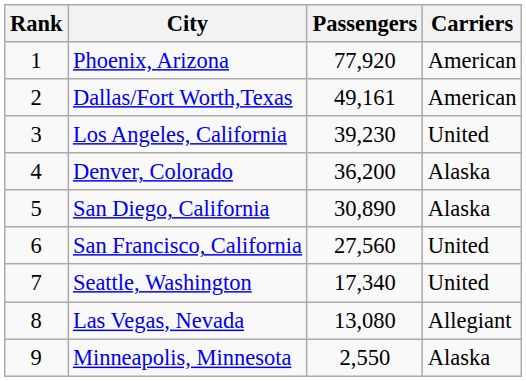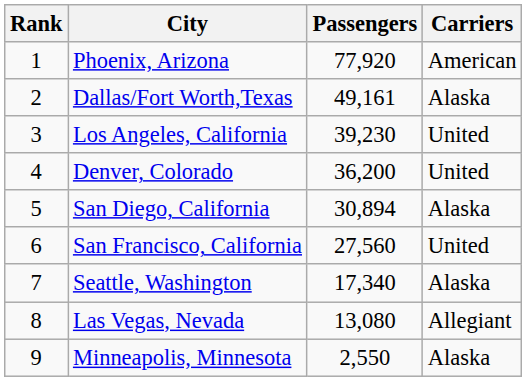(472, 97) American -> (459, 97) Alaska
(459, 171) Alaska -> (458, 171) United
(365, 208) 30,890 -> (365, 208) 30,894
(458, 282) United -> (459, 282) Alaska
